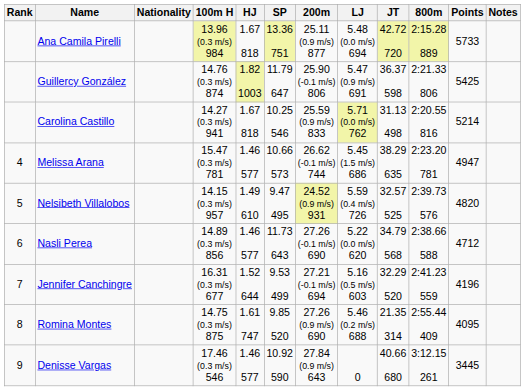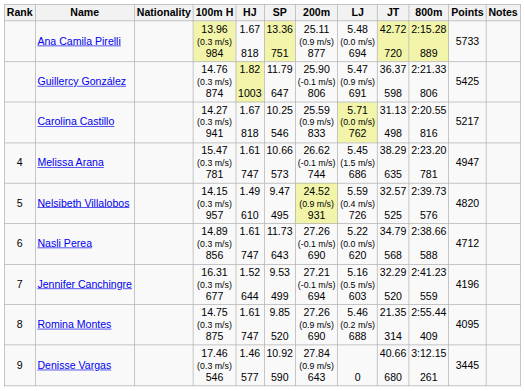(467, 122) 5214 -> (467, 122) 5217
(250, 163) 1.46 577 -> (250, 163) 1.61 747
(250, 244) 1.46 577 -> (250, 244) 1.61 747
